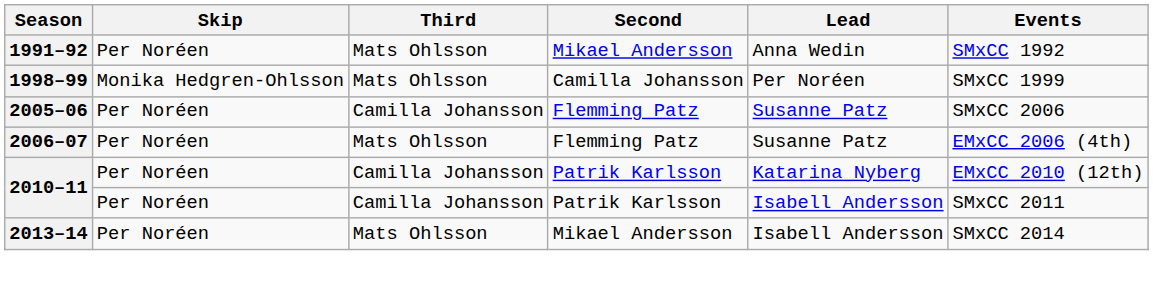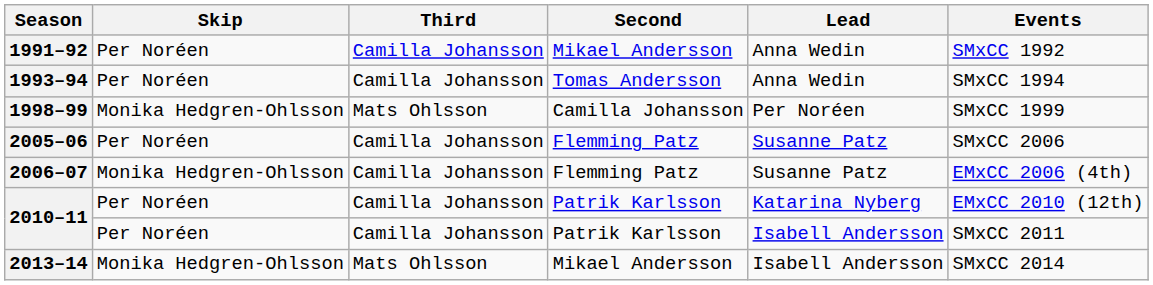(420, 50) Mats Ohlsson -> (448, 50) Camilla Johansson
+ row: (48, 81)
(153, 142) Per Noréen -> (220, 173) Monika Hedgren-Ohlsson
(420, 142) Mats Ohlsson -> (448, 173) Camilla Johansson
(153, 234) Per Noréen -> (220, 264) Monika Hedgren-Ohlsson
